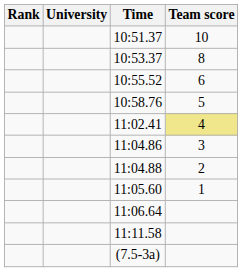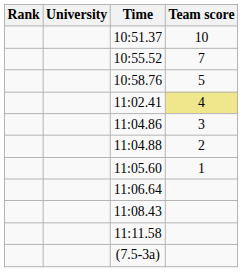- row: (138, 59)
(202, 80) 6 -> (202, 59) 7
+ row: (138, 211)
